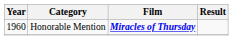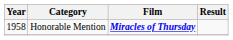(16, 27) 1960 -> (16, 27) 1958
